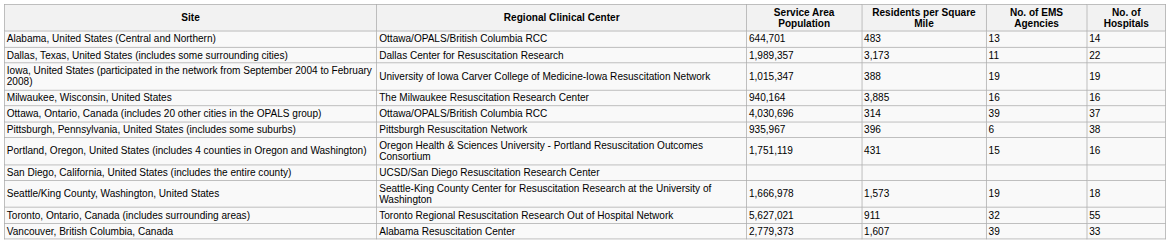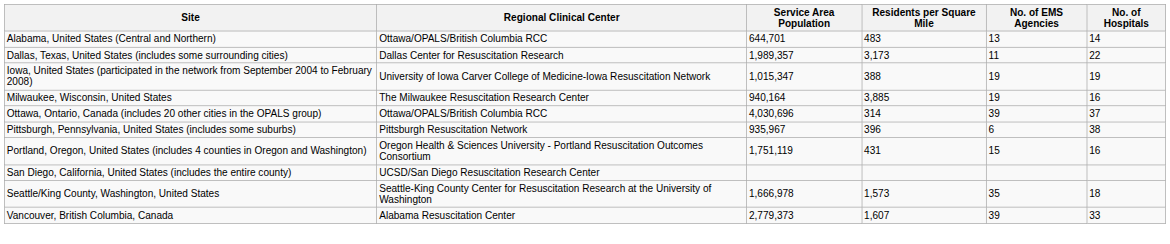(994, 98) 16 -> (994, 98) 19
(994, 194) 19 -> (994, 194) 35
- row: (128, 215)
